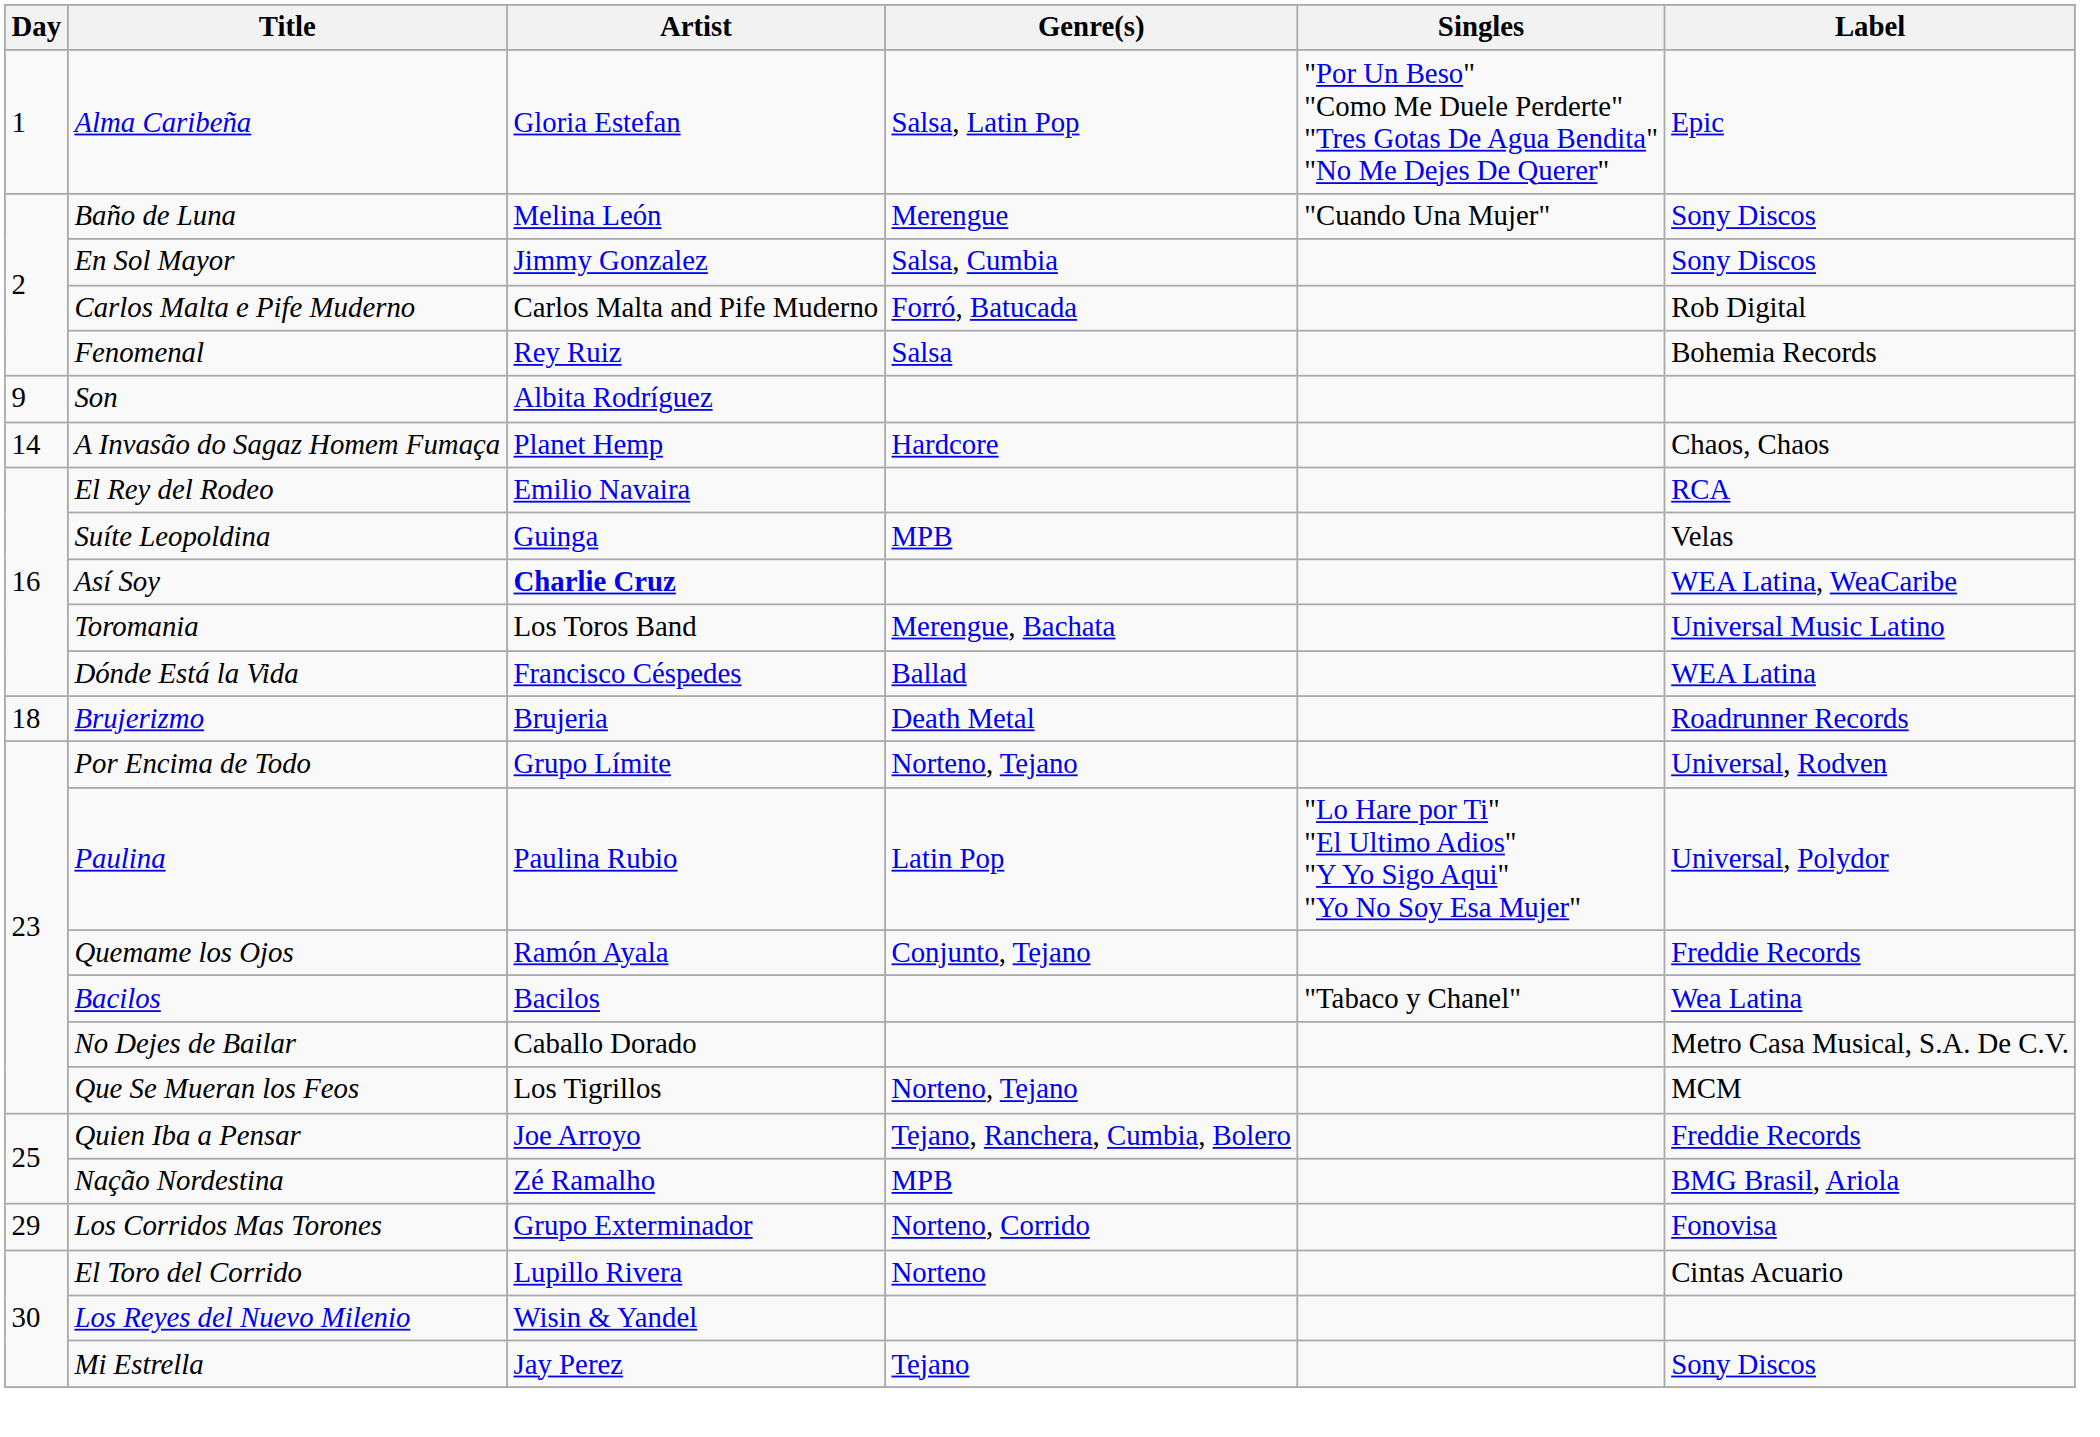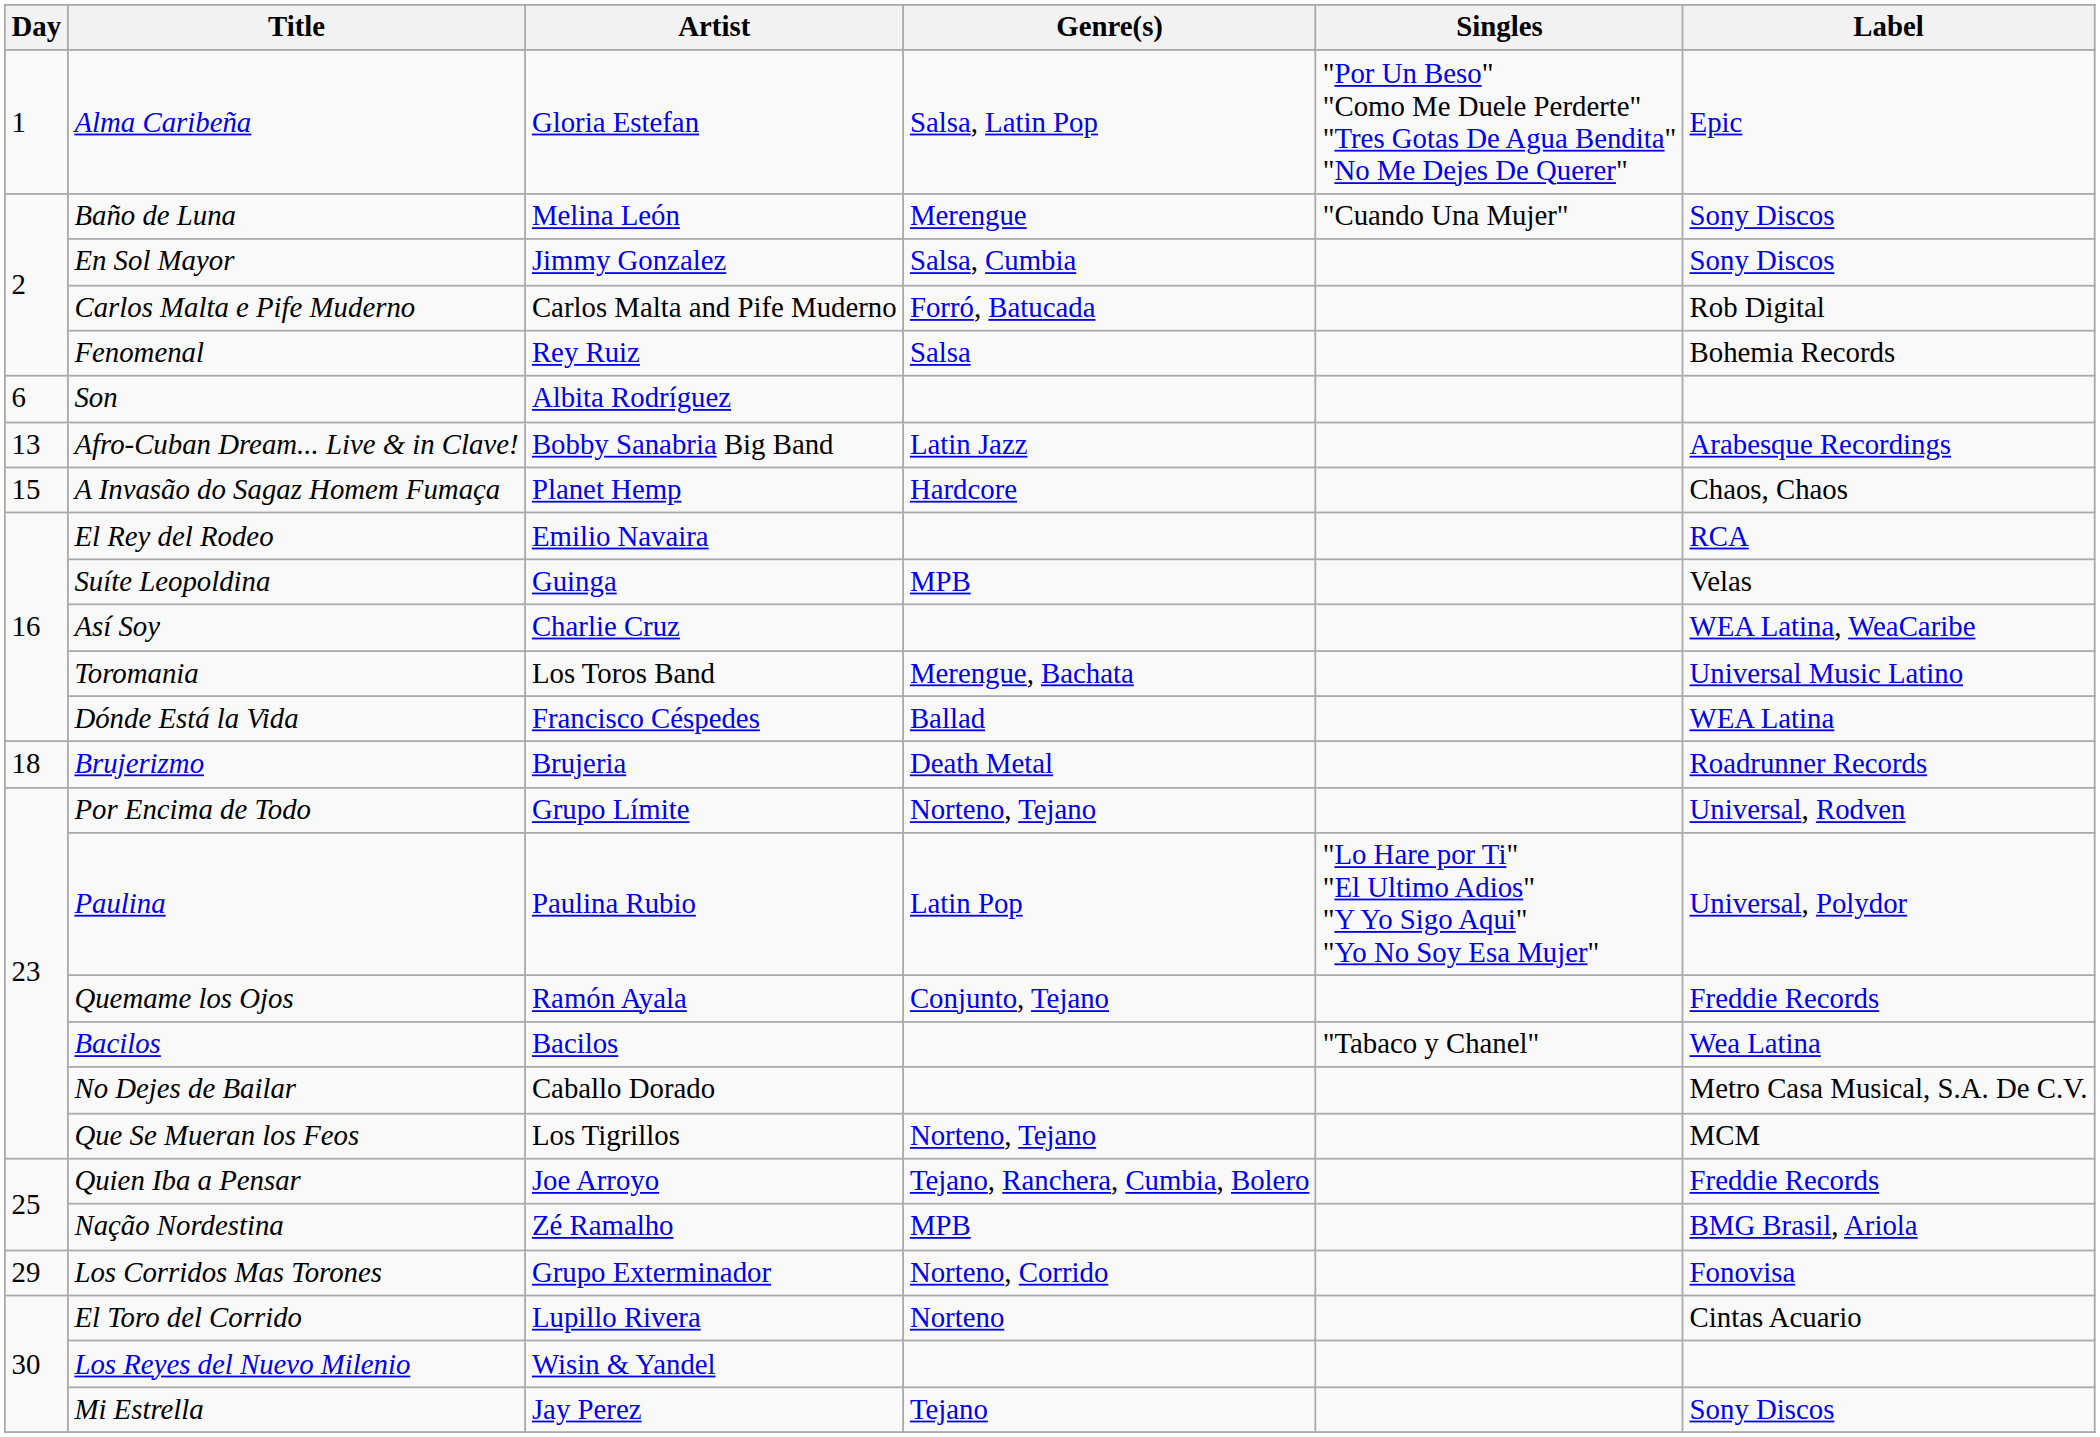(19, 398) 9 -> (19, 398) 6
+ row: (297, 444)
(26, 444) 14 -> (26, 489) 15
(595, 581) bold -> (606, 626) normal
